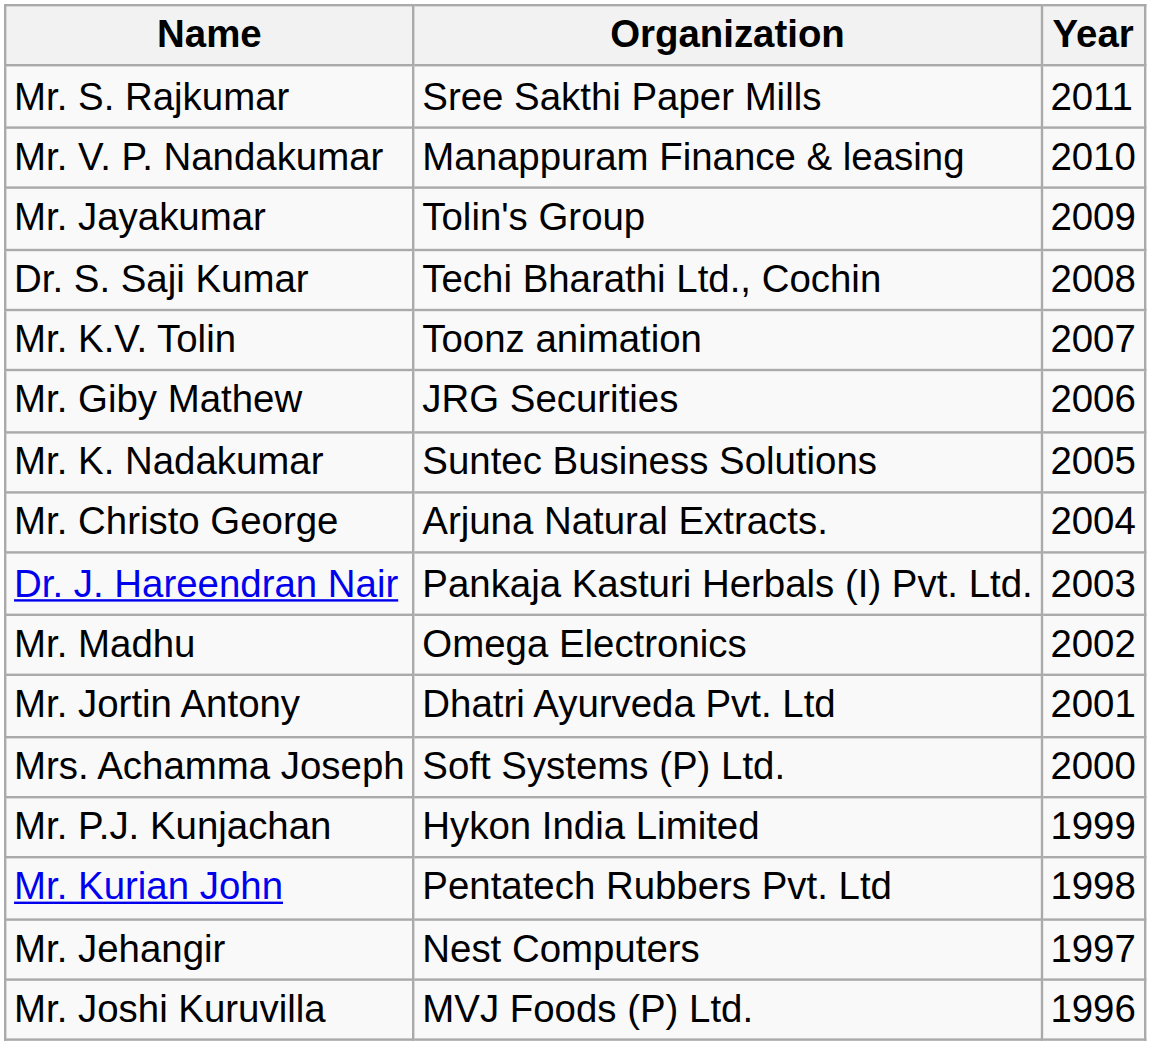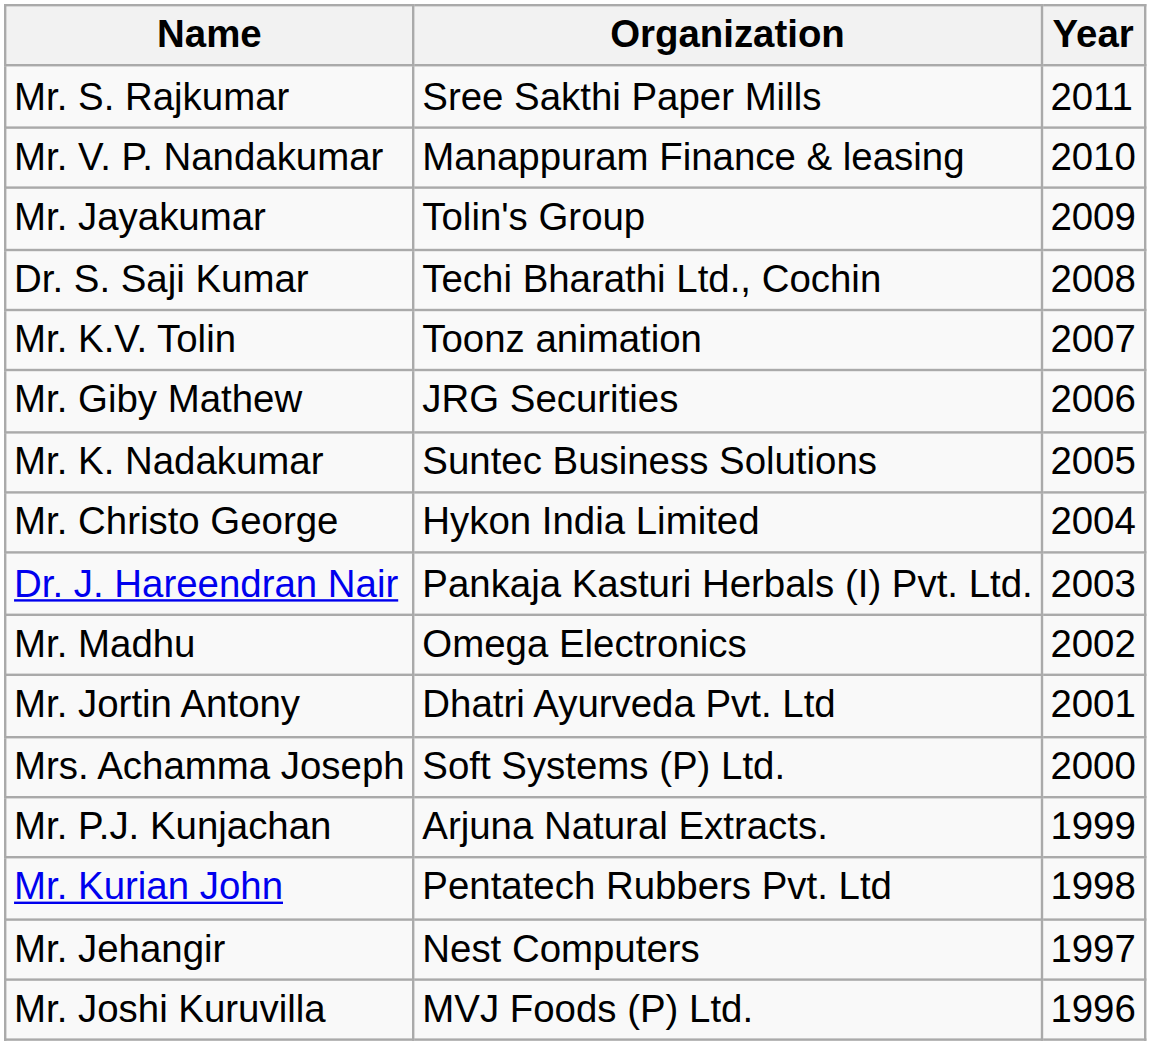(625, 522) Arjuna Natural Extracts. -> (591, 522) Hykon India Limited
(591, 826) Hykon India Limited -> (625, 826) Arjuna Natural Extracts.
